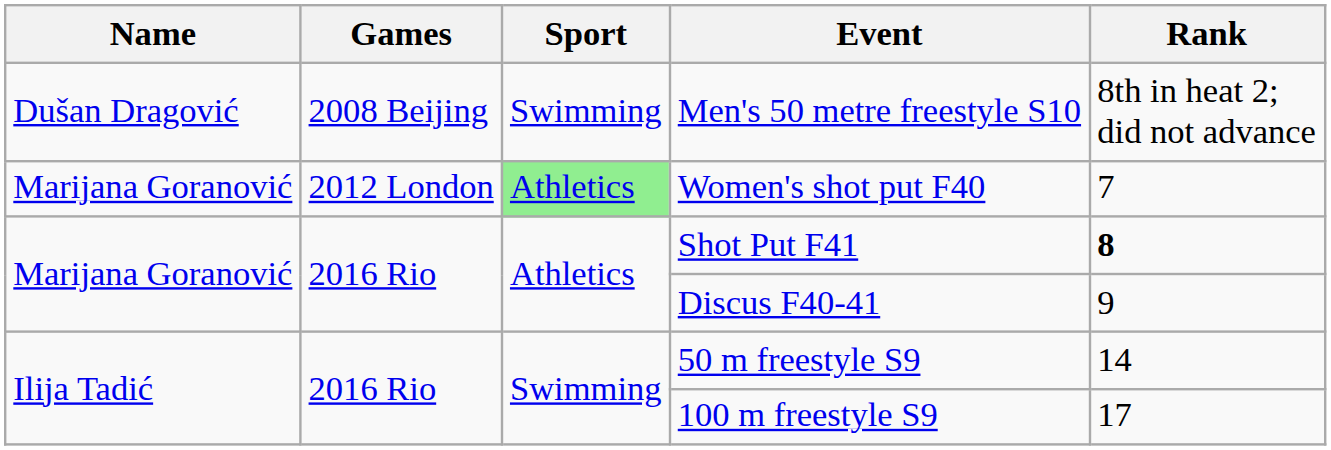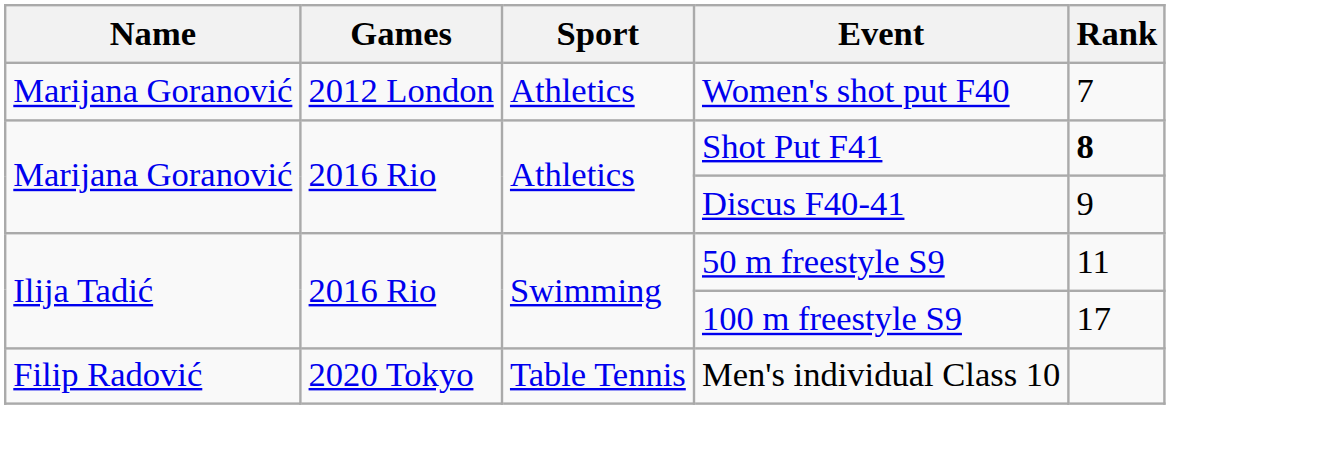- row: (879, 110)
(572, 188) lightgreen background -> (572, 90) no background
(1115, 359) 14 -> (1093, 261) 11
+ row: (881, 375)
